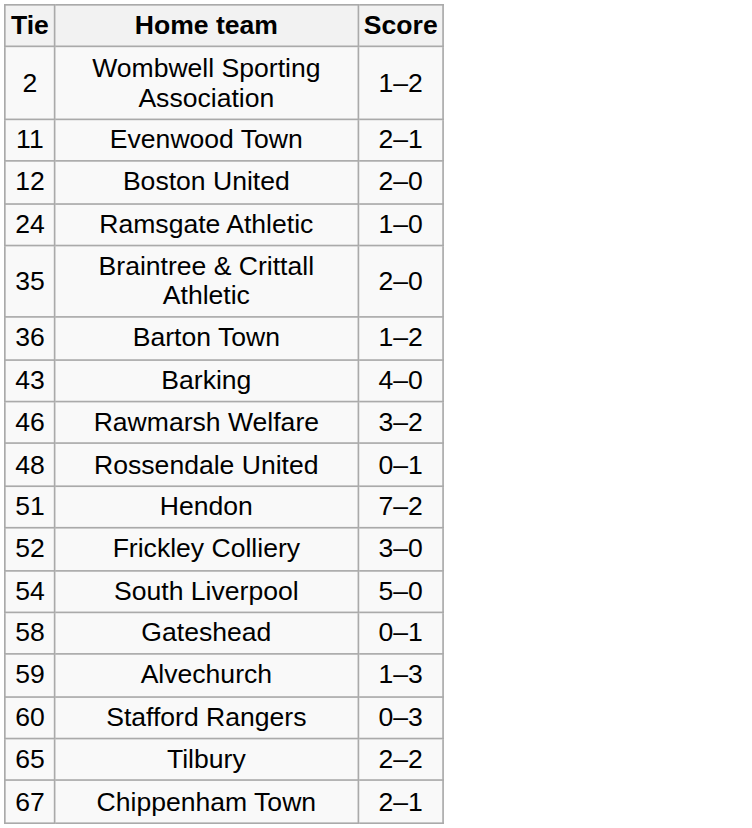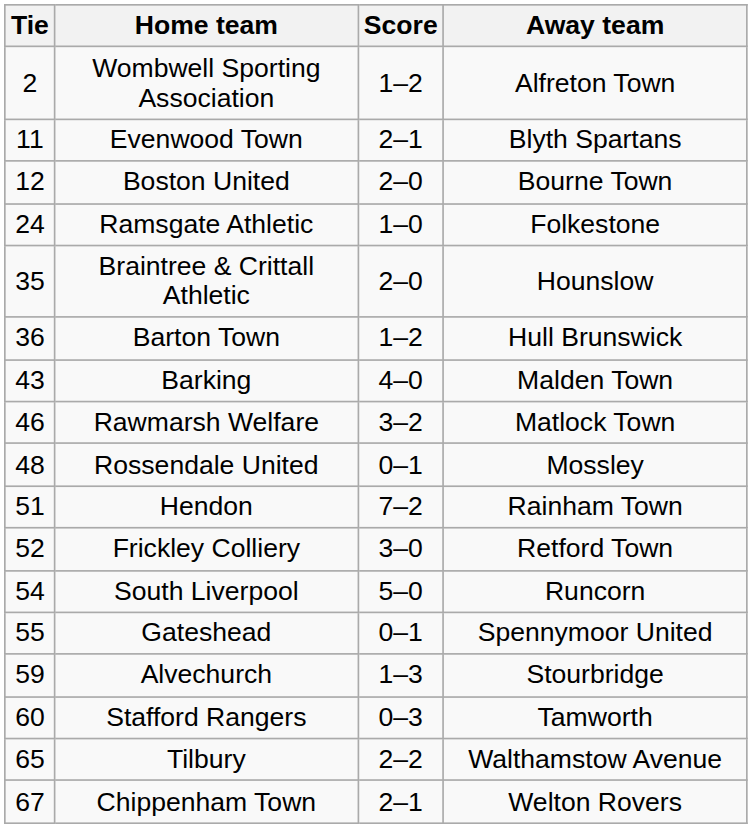+ column: (595, 25)
(30, 632) 58 -> (30, 632) 55
